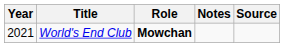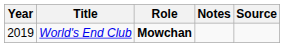(20, 33) 2021 -> (20, 33) 2019
